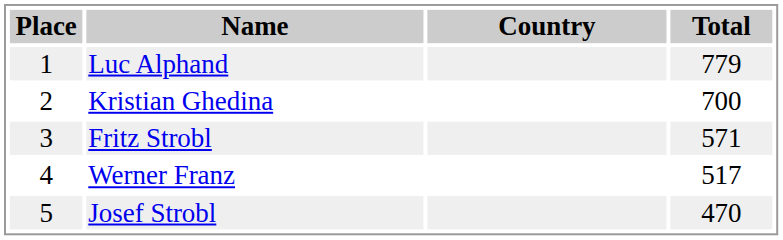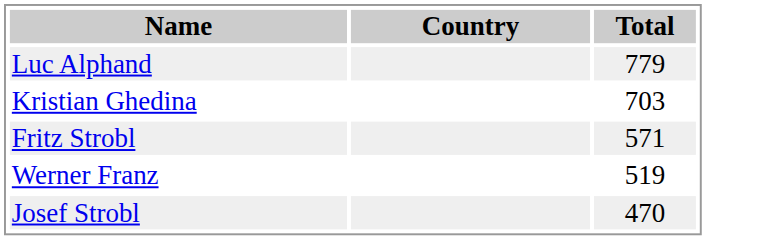- column: (46, 27)
(721, 101) 700 -> (645, 101) 703
(721, 176) 517 -> (645, 176) 519
